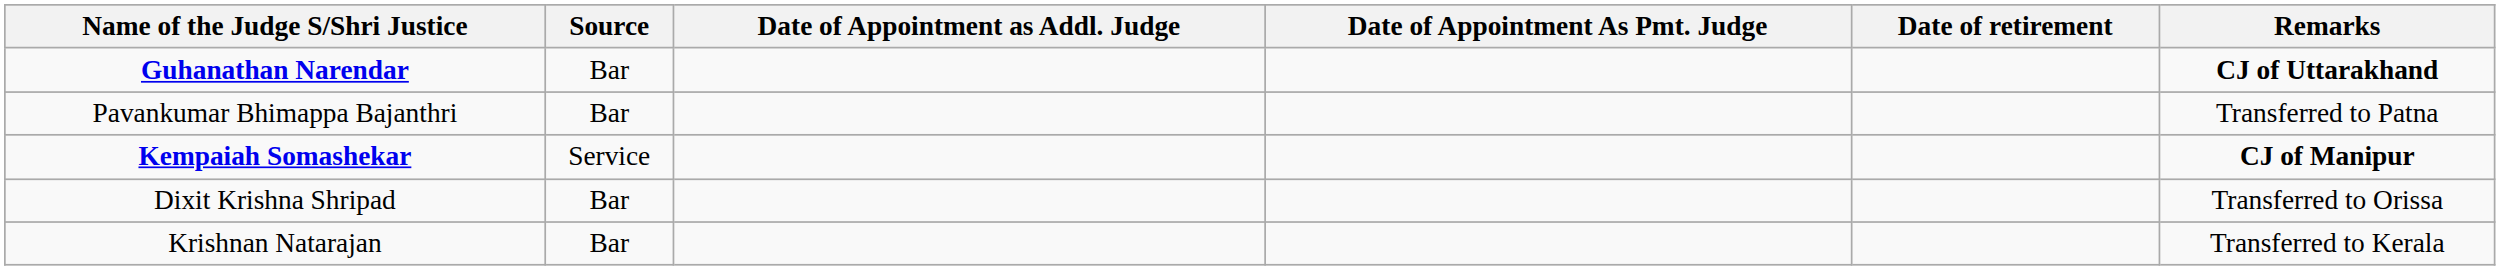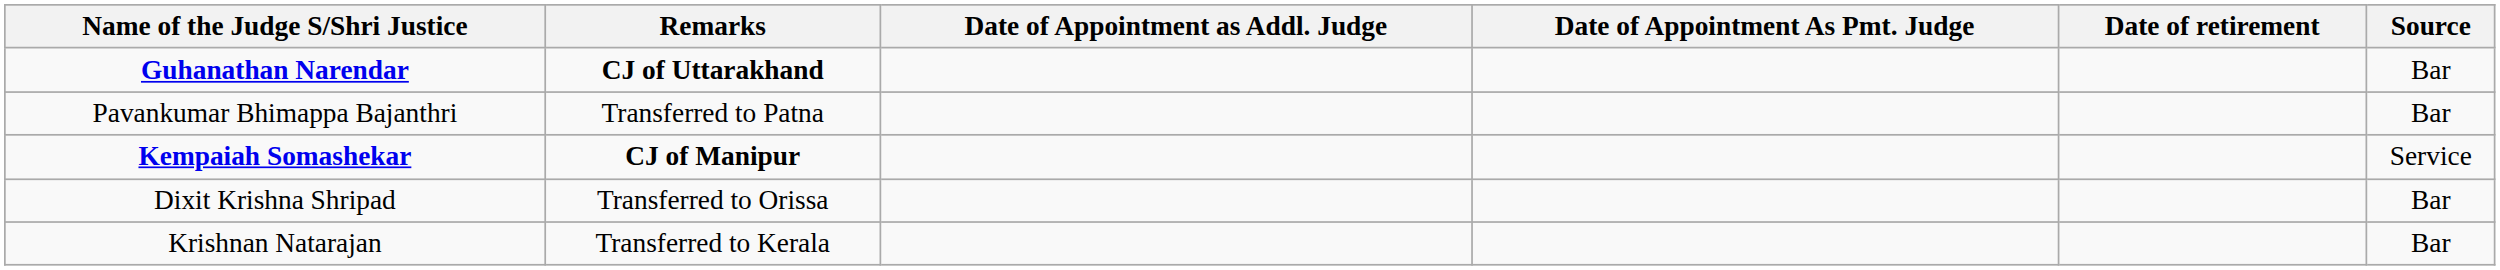columns swapped: (609, 26) <-> (2327, 26)
